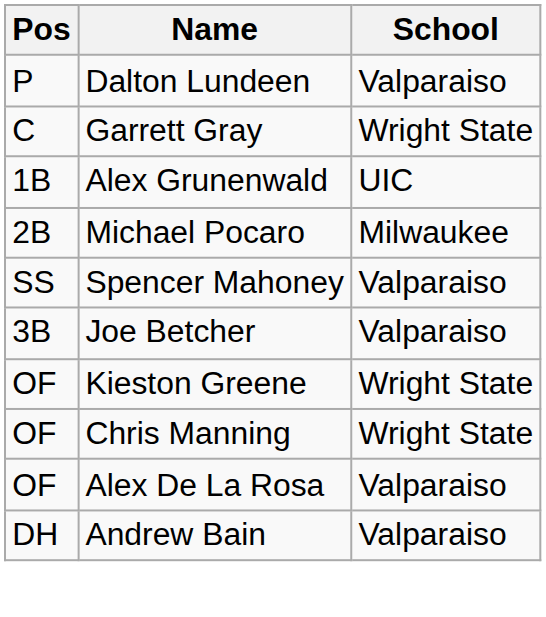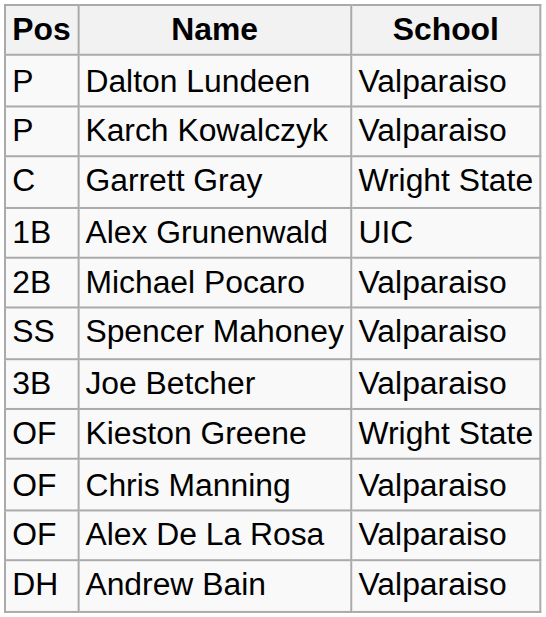+ row: (207, 130)
(434, 231) Milwaukee -> (433, 282) Valparaiso
(446, 433) Wright State -> (433, 484) Valparaiso
